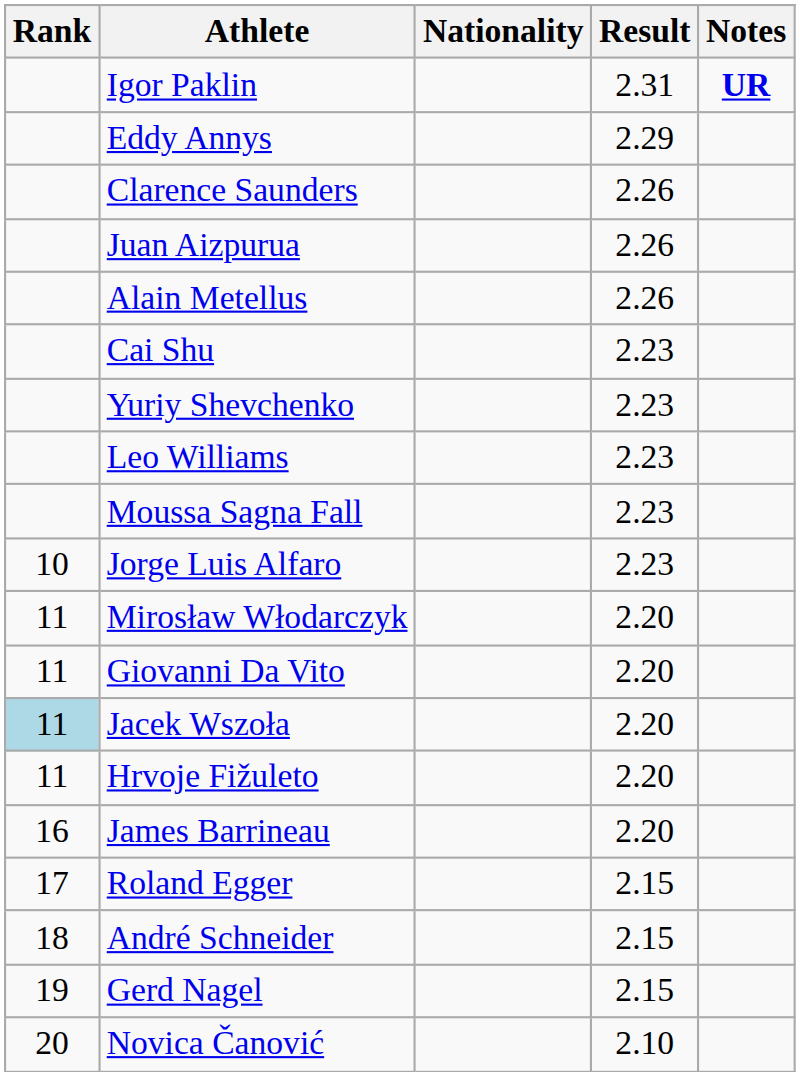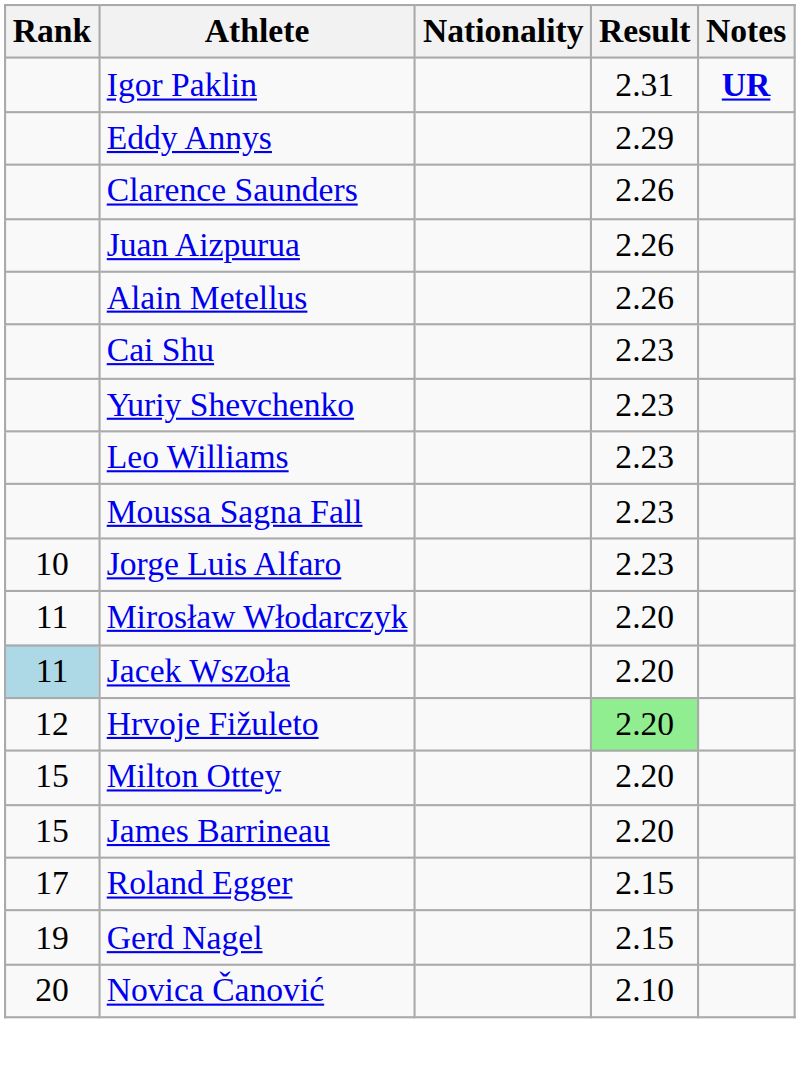- row: (226, 670)
(52, 777) 11 -> (52, 723) 12
(645, 777) no background -> (645, 723) lightgreen background
+ row: (194, 777)
(52, 830) 16 -> (52, 830) 15
- row: (220, 937)
